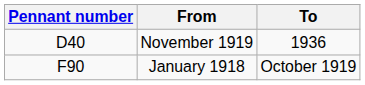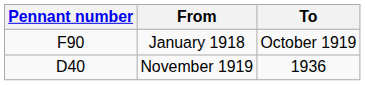rows swapped: (197, 67) <-> (197, 42)
